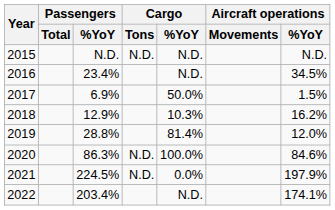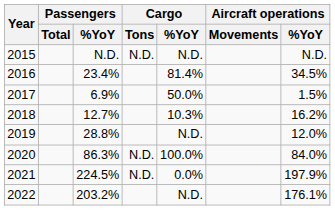(190, 74) N.D. -> (185, 74) 81.4%
(101, 114) 12.9% -> (101, 114) 12.7%
(185, 134) 81.4% -> (190, 134) N.D.
(309, 154) 84.6% -> (309, 154) 84.0%
(98, 194) 203.4% -> (98, 194) 203.2%
(306, 194) 174.1% -> (306, 194) 176.1%
